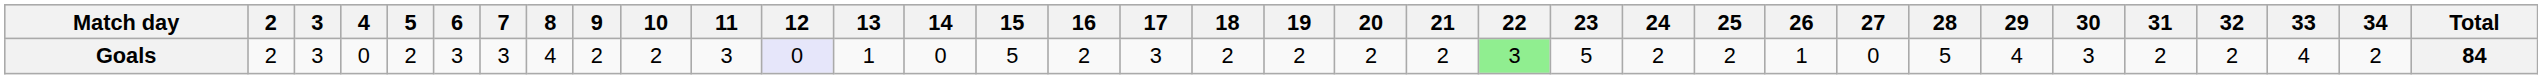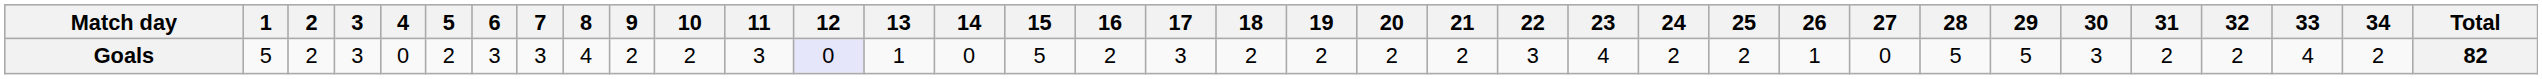+ column: (266, 22)
(1514, 56) lightgreen background -> (1533, 56) no background
(1586, 56) 5 -> (1603, 56) 4
(2017, 56) 4 -> (2026, 56) 5
(2474, 56) 84 -> (2475, 56) 82
